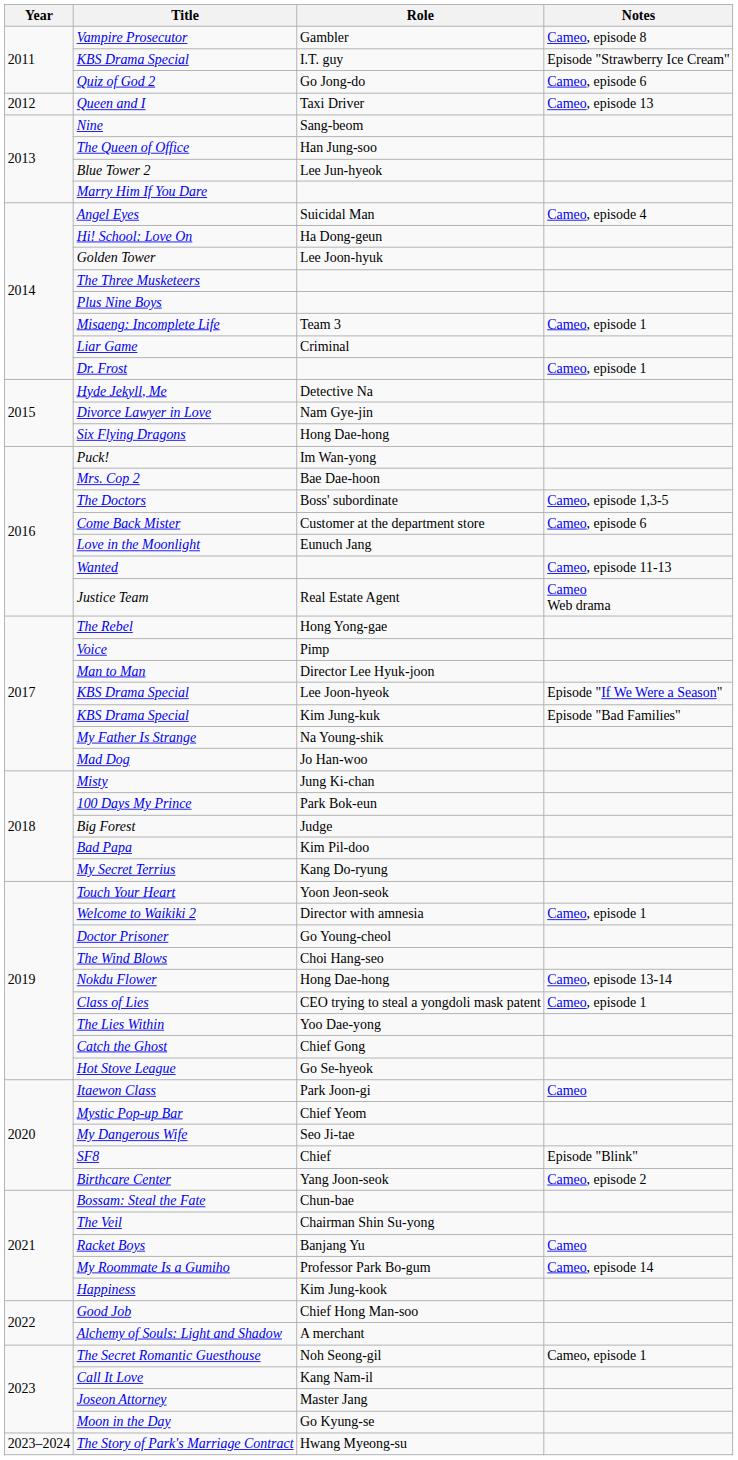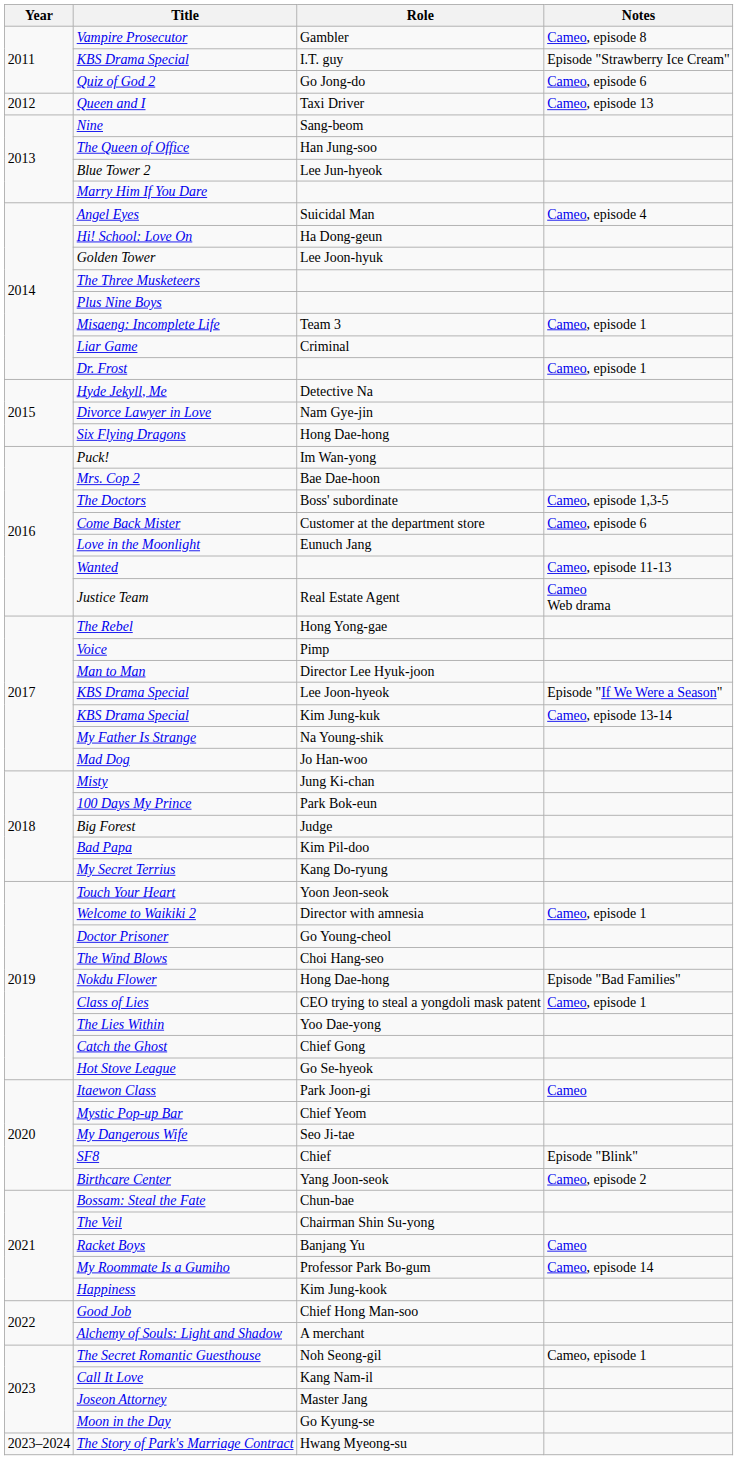(614, 715) Episode "Bad Families" -> (610, 715) Cameo, episode 13-14
(610, 980) Cameo, episode 13-14 -> (614, 980) Episode "Bad Families"
